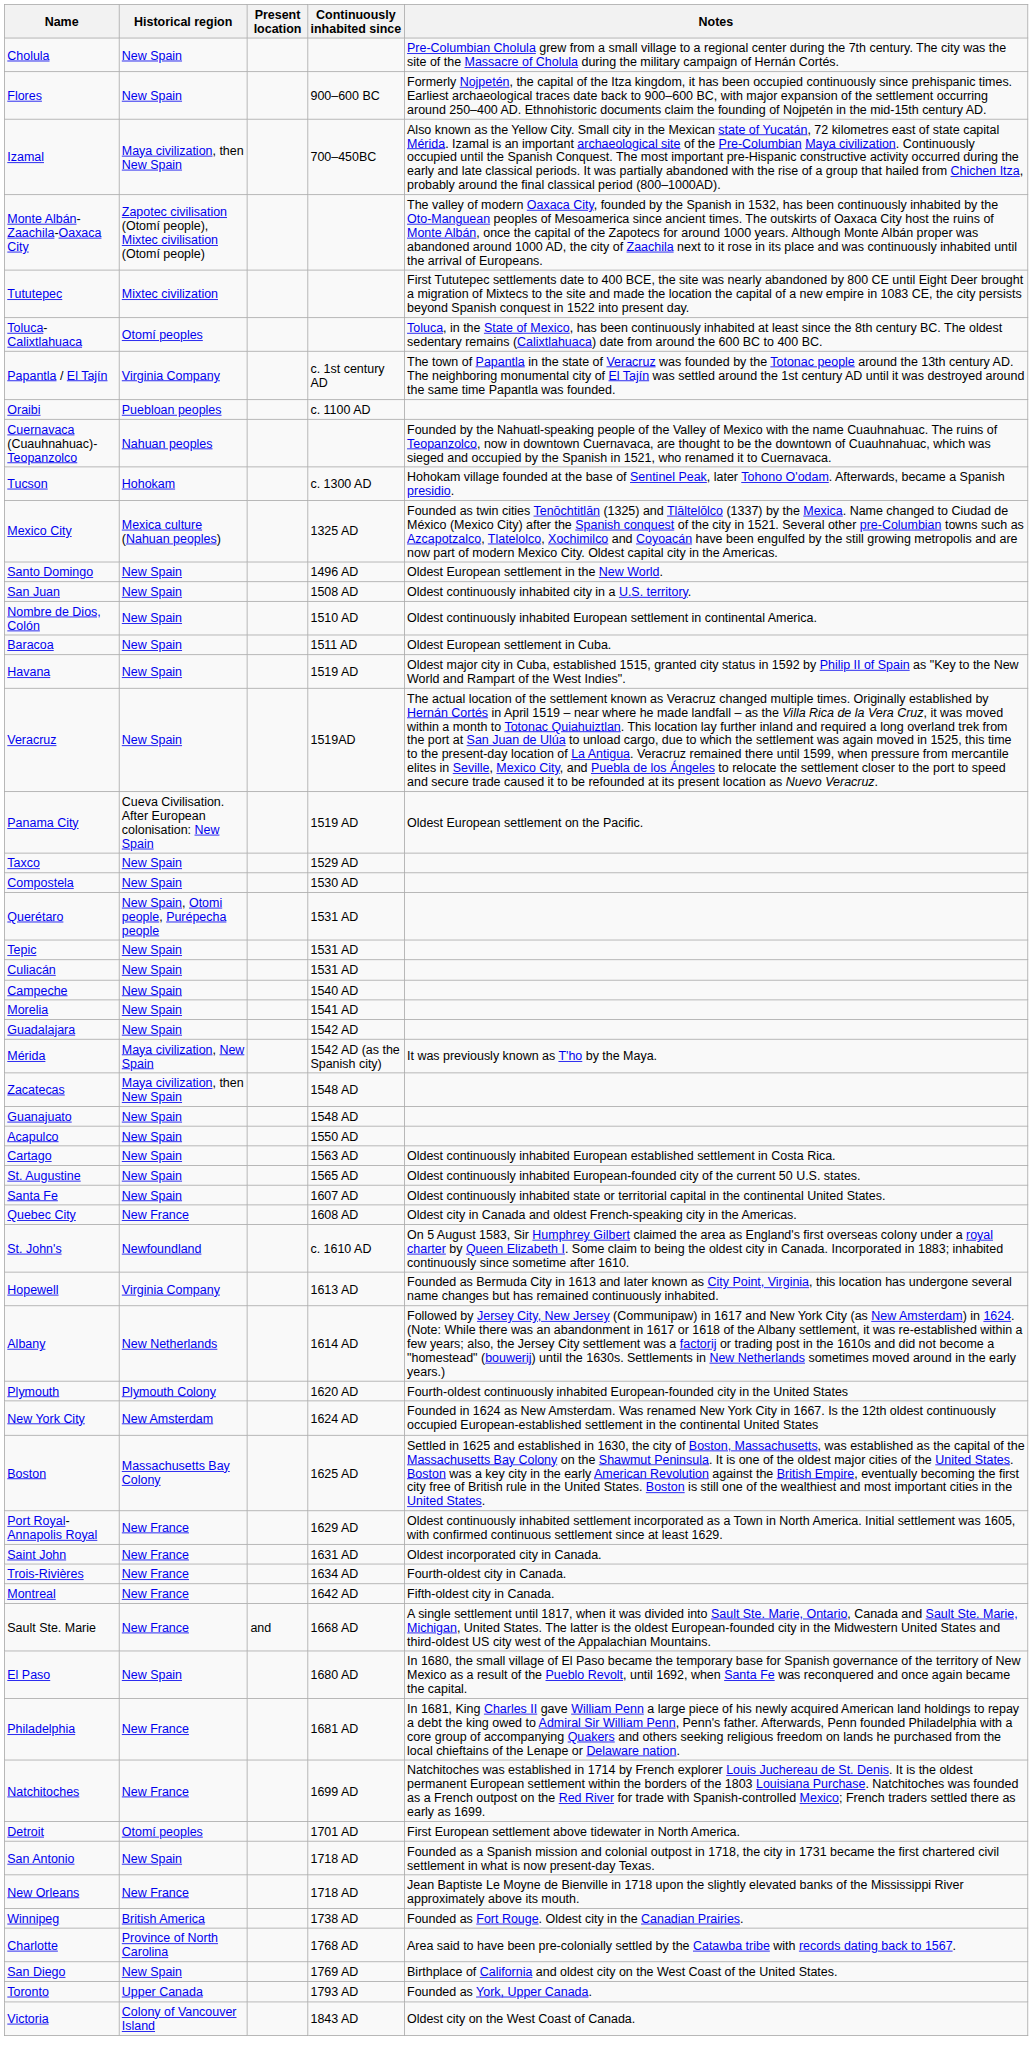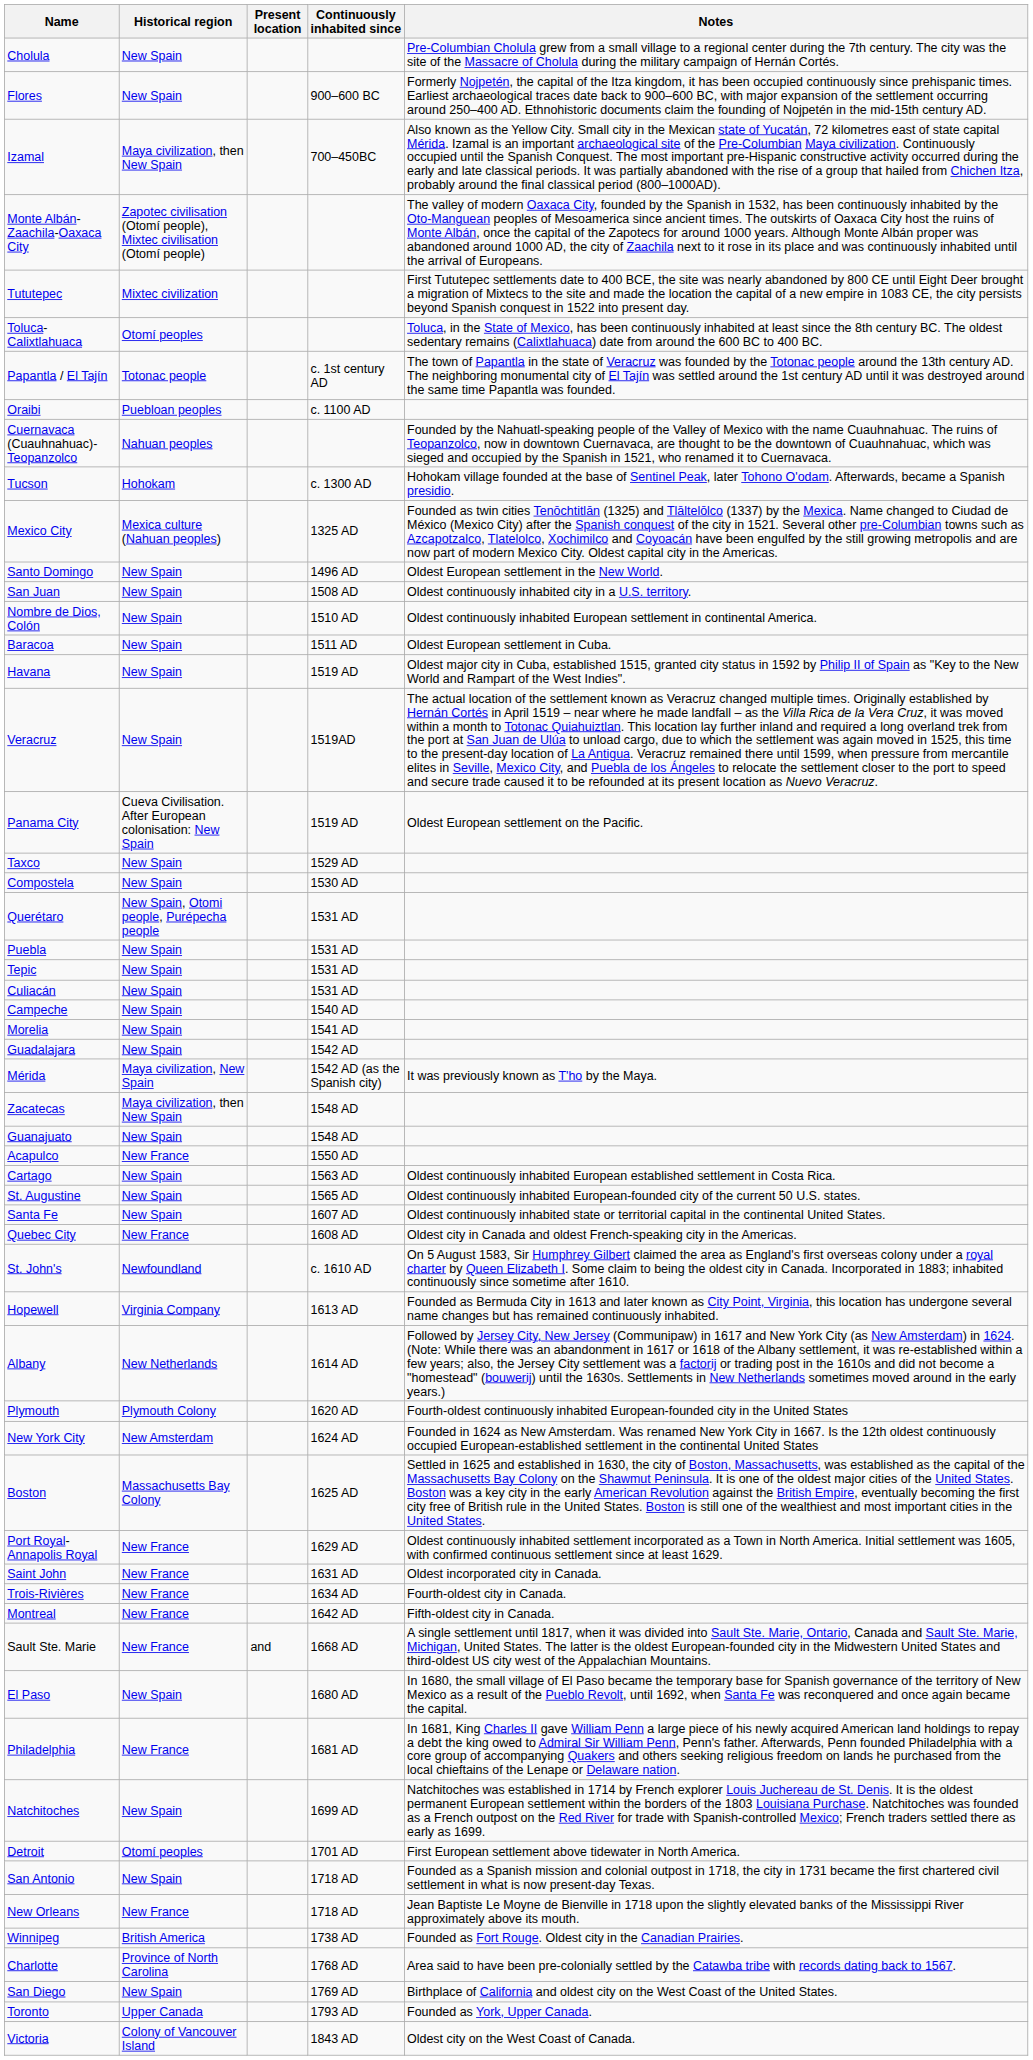(171, 376) Virginia Company -> (164, 376) Totonac people
+ row: (27, 950)
(152, 1136) New Spain -> (155, 1156) New France
(155, 1791) New France -> (152, 1811) New Spain
